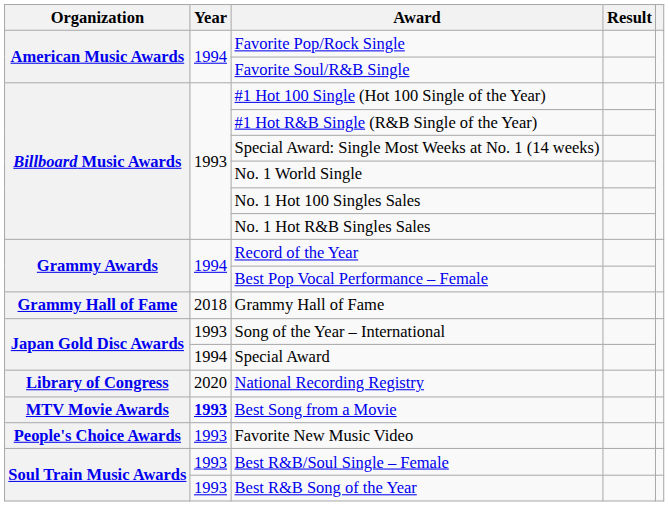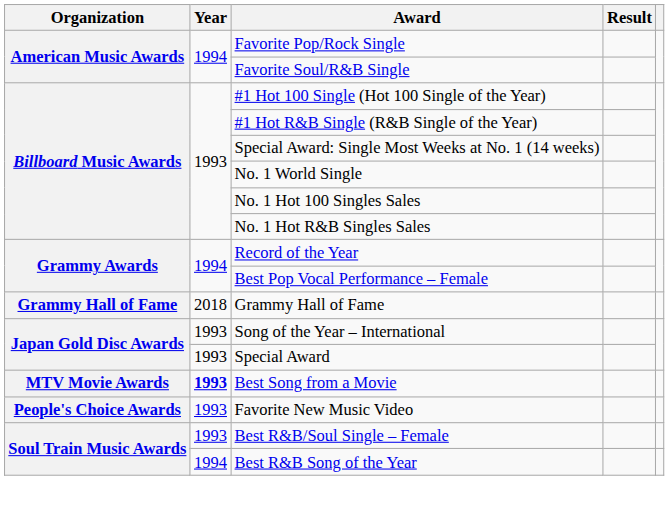(210, 357) 1994 -> (210, 357) 1993
- row: (329, 383)
(210, 488) 1993 -> (210, 461) 1994
